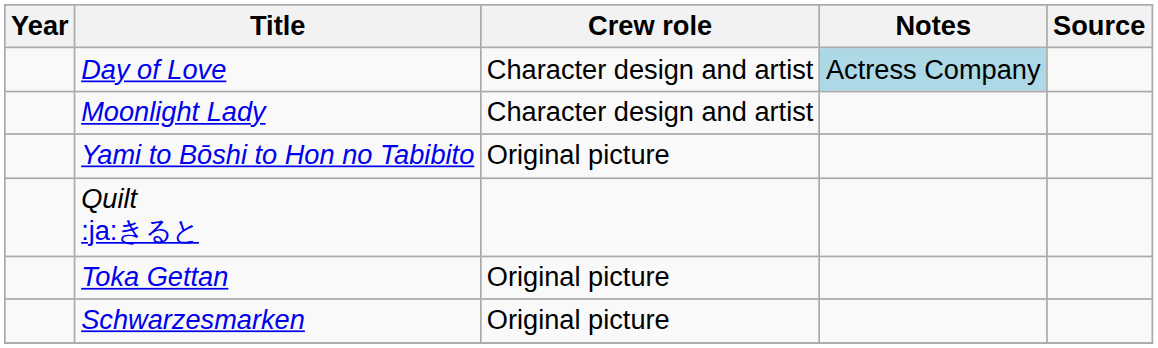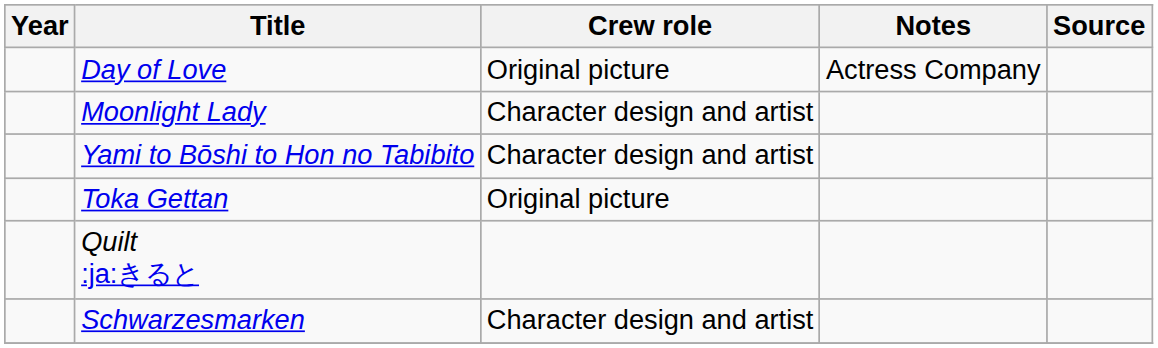(650, 69) Character design and artist -> (578, 69) Original picture
(933, 69) lightblue background -> (933, 69) no background
(578, 155) Original picture -> (650, 155) Character design and artist
rows swapped: (140, 214) <-> (155, 277)
(578, 320) Original picture -> (650, 320) Character design and artist
